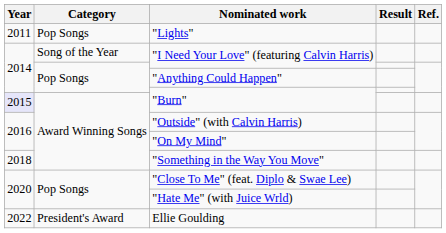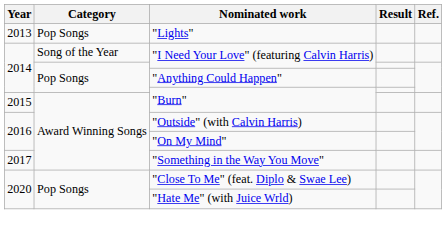(19, 33) 2011 -> (19, 33) 2013
(19, 102) lavender background -> (19, 102) no background
(19, 160) 2018 -> (19, 160) 2017
- row: (80, 218)
